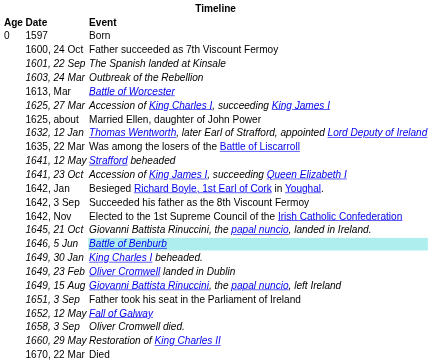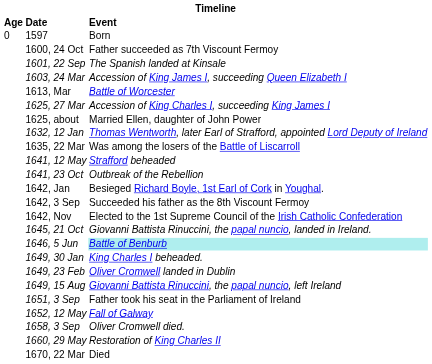(146, 78) Outbreak of the Rebellion -> (218, 78) Accession of King James I, succeeding Queen Elizabeth I
(218, 175) Accession of King James I, succeeding Queen Elizabeth I -> (146, 175) Outbreak of the Rebellion
